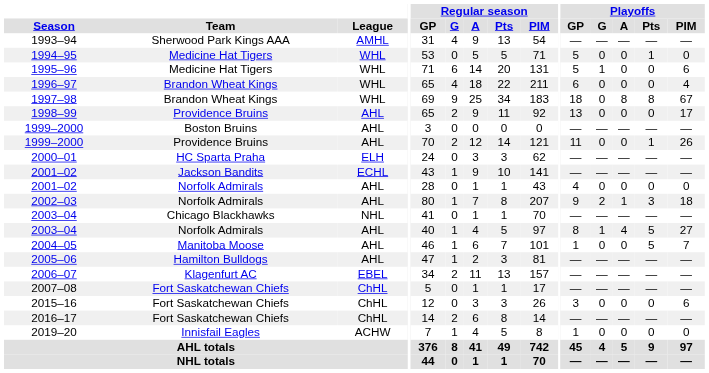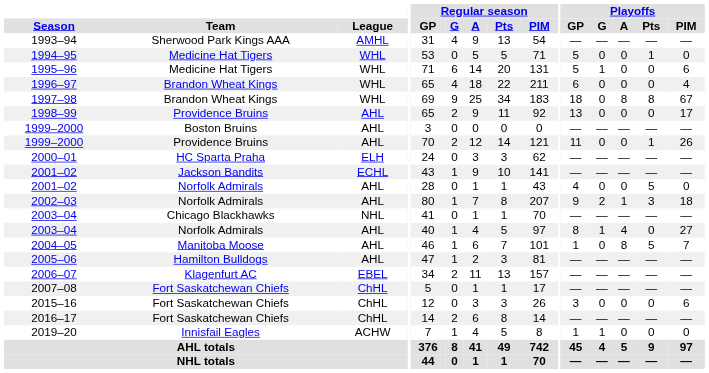(651, 186) 0 -> (651, 186) 5
(651, 230) 5 -> (651, 230) 0
(624, 245) 0 -> (624, 245) 8
(602, 332) 0 -> (602, 332) 1
